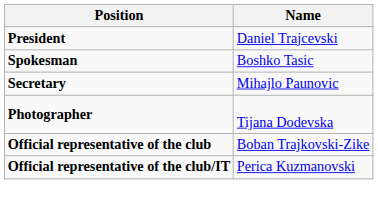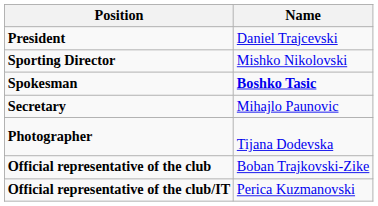+ row: (62, 60)
(275, 60) normal -> (277, 83) bold
